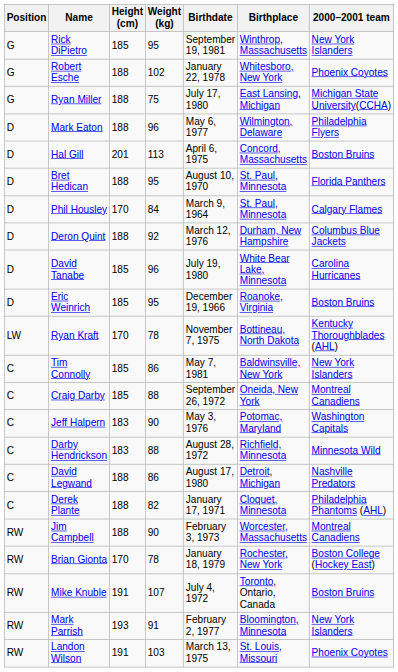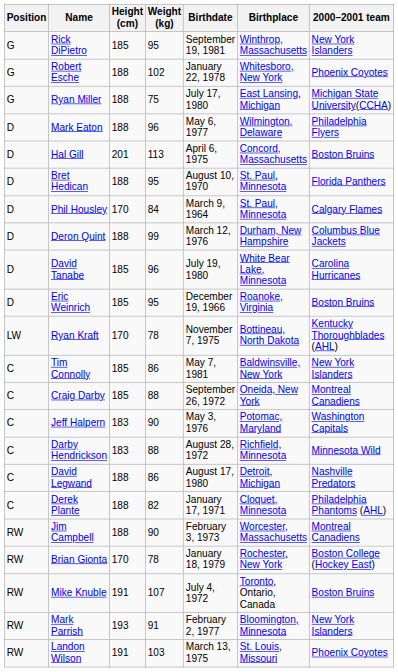(153, 236) 92 -> (153, 236) 99
